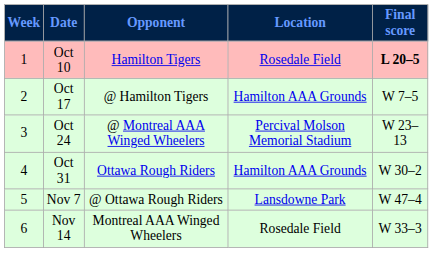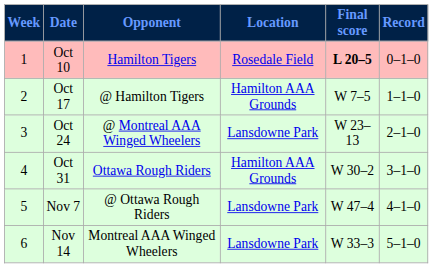+ column: (404, 22)
(300, 133) Percival Molson Memorial Stadium -> (273, 133) Lansdowne Park
(300, 228) Rosedale Field -> (273, 244) Lansdowne Park
